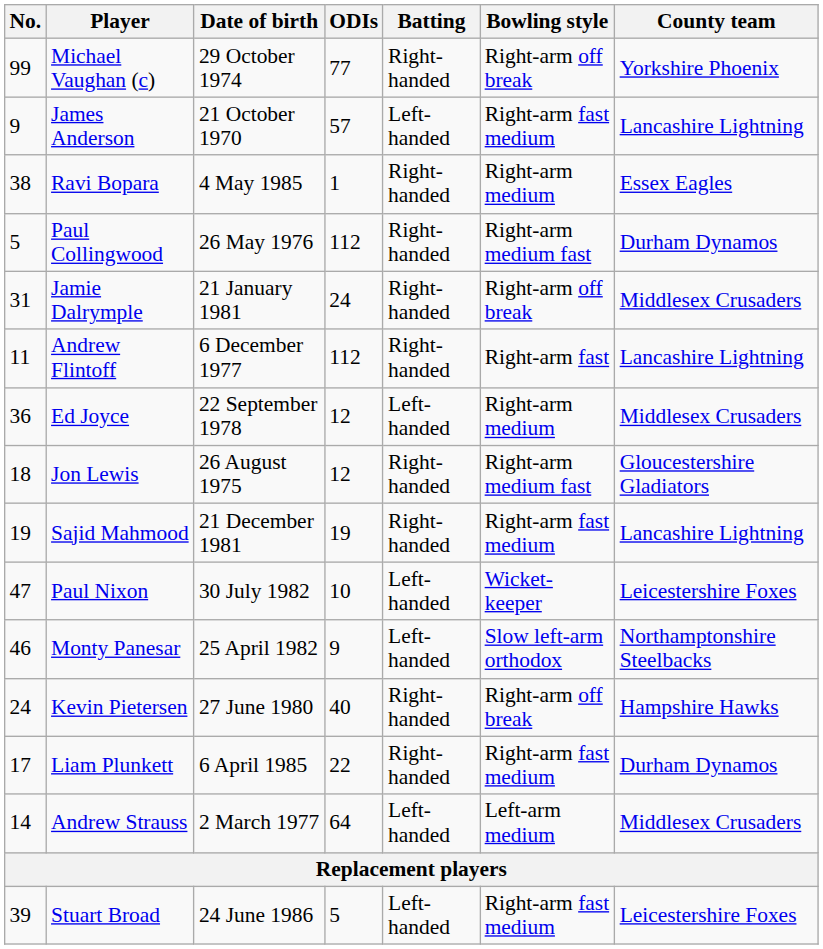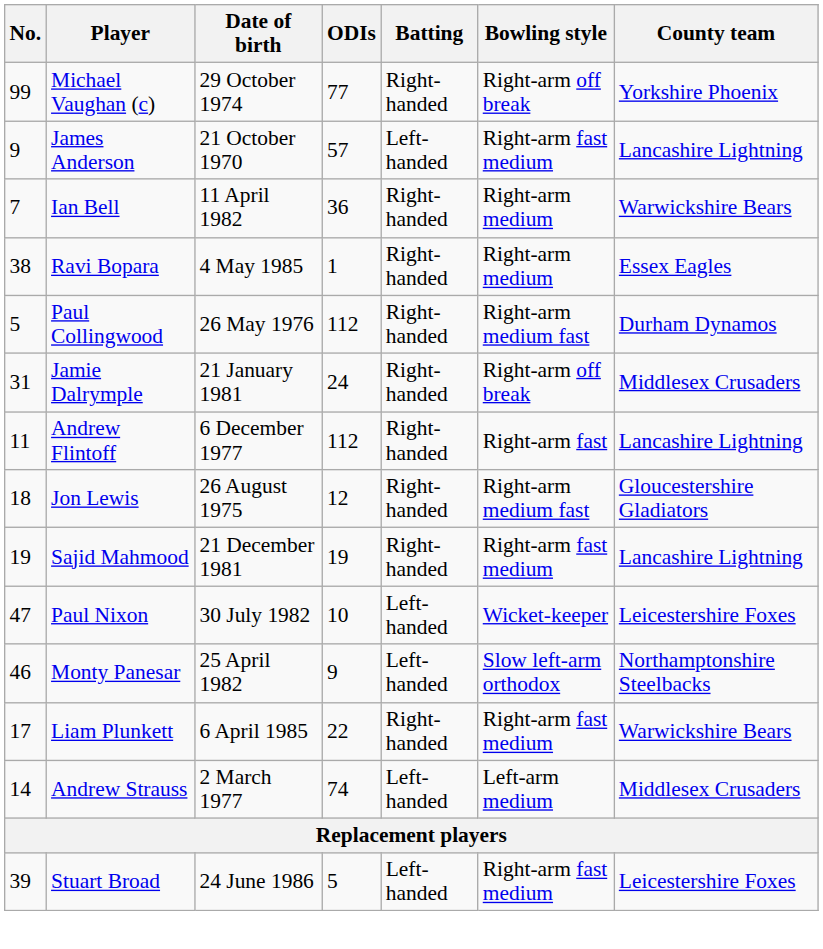+ row: (85, 207)
- row: (90, 416)
- row: (119, 706)
(699, 765) Durham Dynamos -> (705, 731) Warwickshire Bears
(340, 823) 64 -> (338, 789) 74
